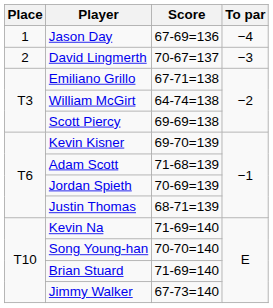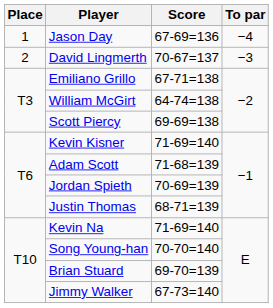(187, 143) 69-70=139 -> (187, 143) 71-69=140
(187, 270) 71-69=140 -> (187, 270) 69-70=139
